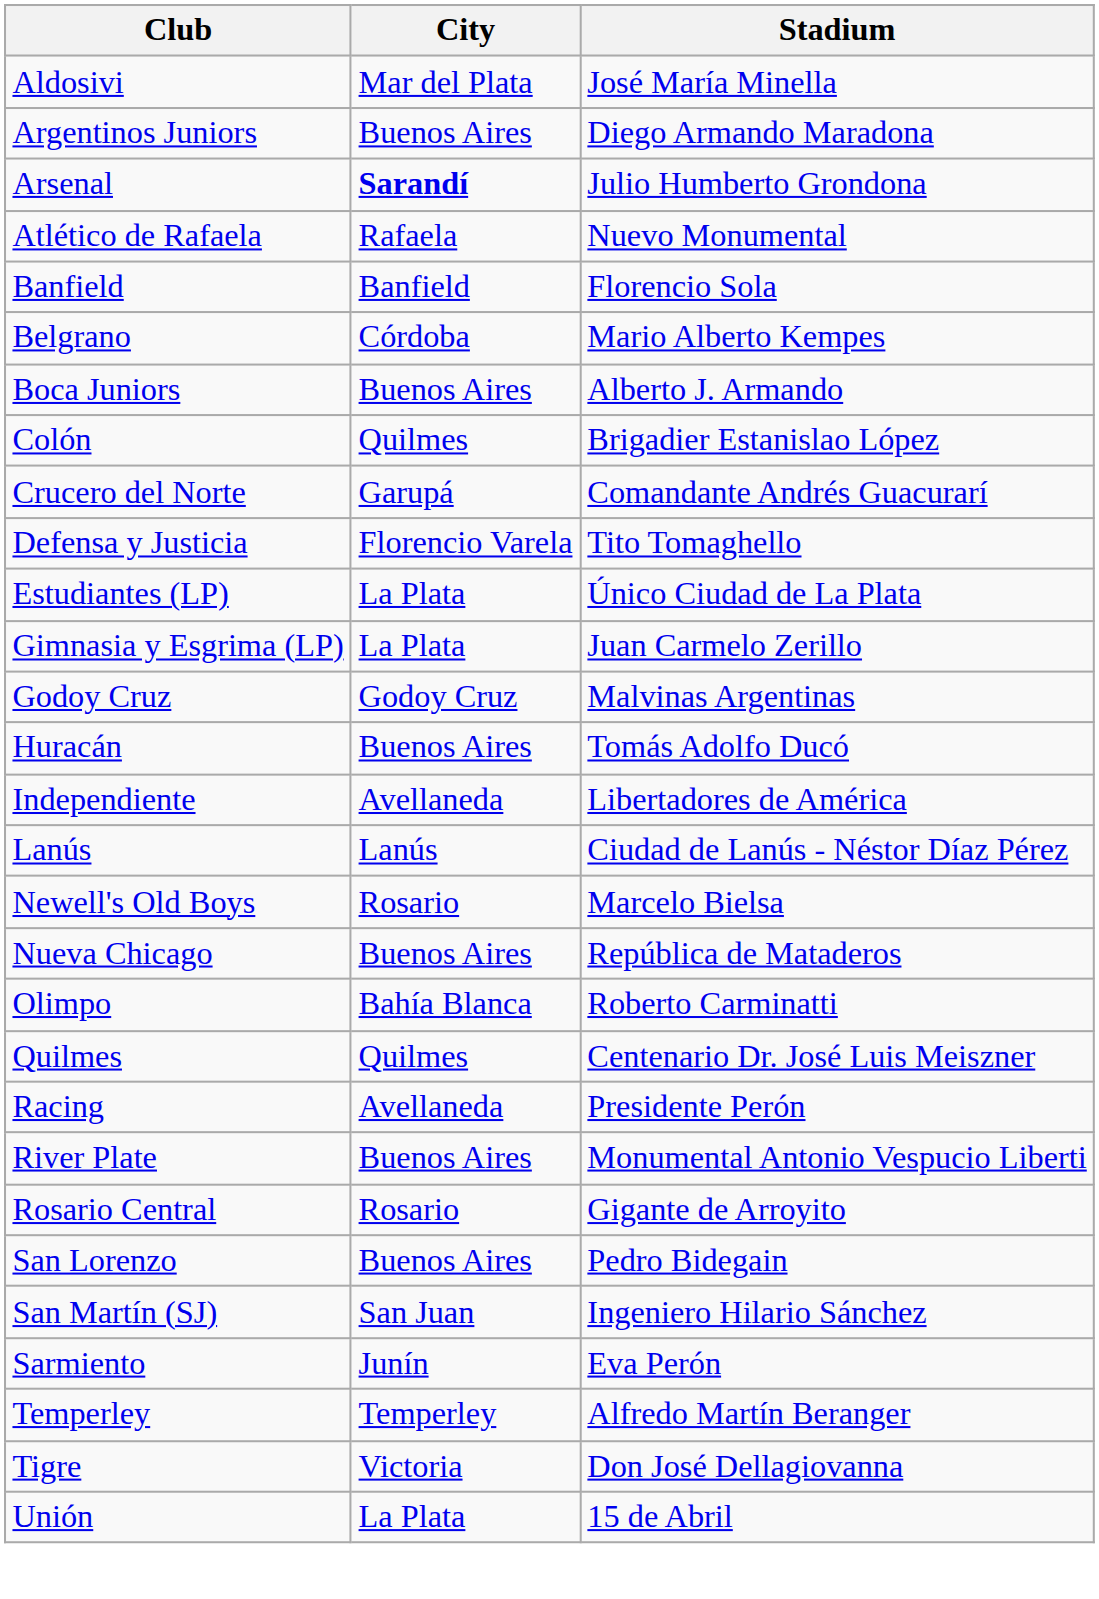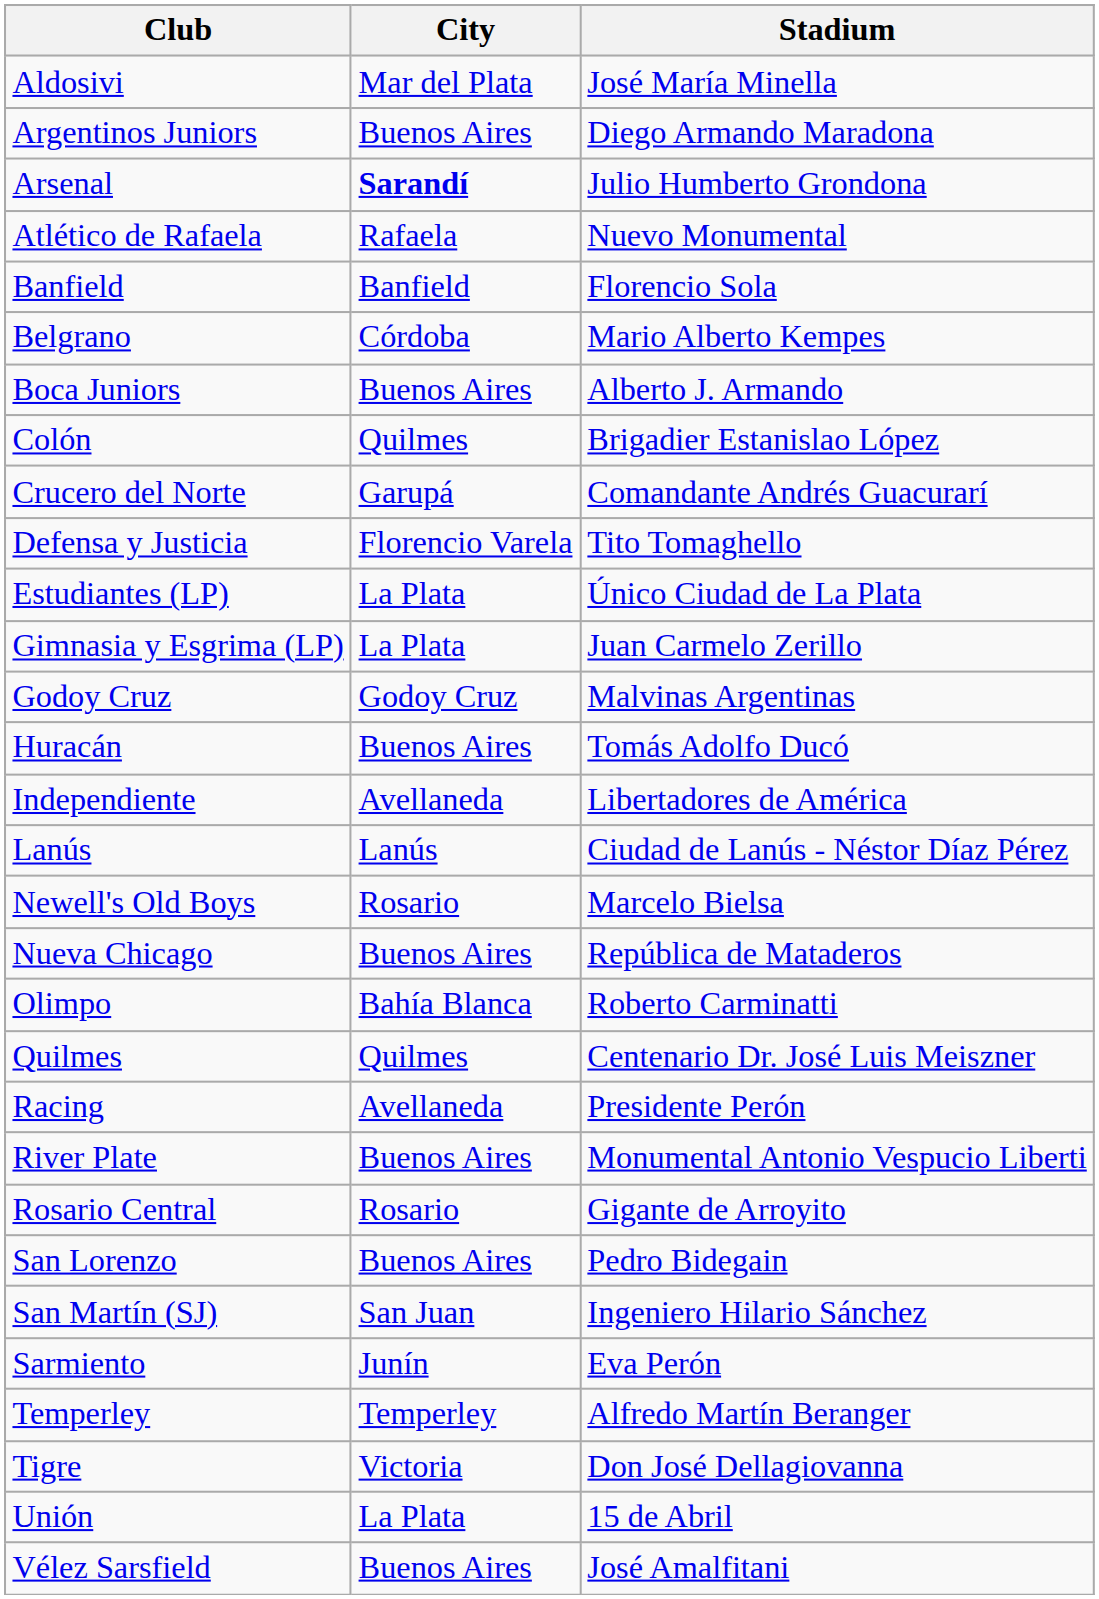+ row: (112, 1567)
